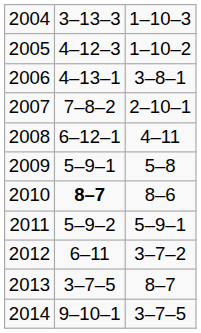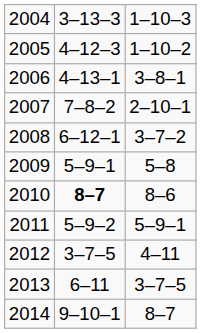(160, 136) 4–11 -> (160, 136) 3–7–2
(90, 254) 6–11 -> (90, 254) 3–7–5
(160, 254) 3–7–2 -> (160, 254) 4–11
(90, 284) 3–7–5 -> (90, 284) 6–11
(160, 284) 8–7 -> (160, 284) 3–7–5
(160, 313) 3–7–5 -> (160, 313) 8–7
